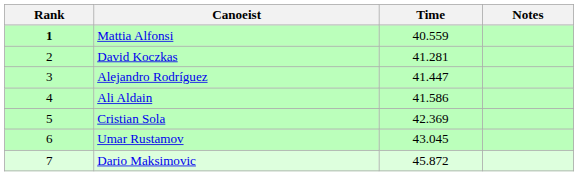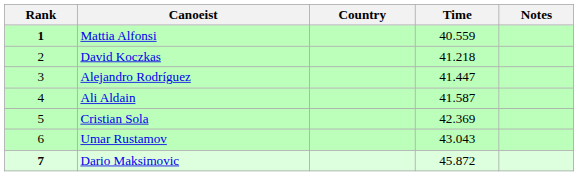+ column: (362, 14)
(431, 56) 41.281 -> (457, 56) 41.218
(431, 98) 41.586 -> (457, 98) 41.587
(431, 139) 43.045 -> (457, 139) 43.043
(49, 160) normal -> (41, 160) bold
